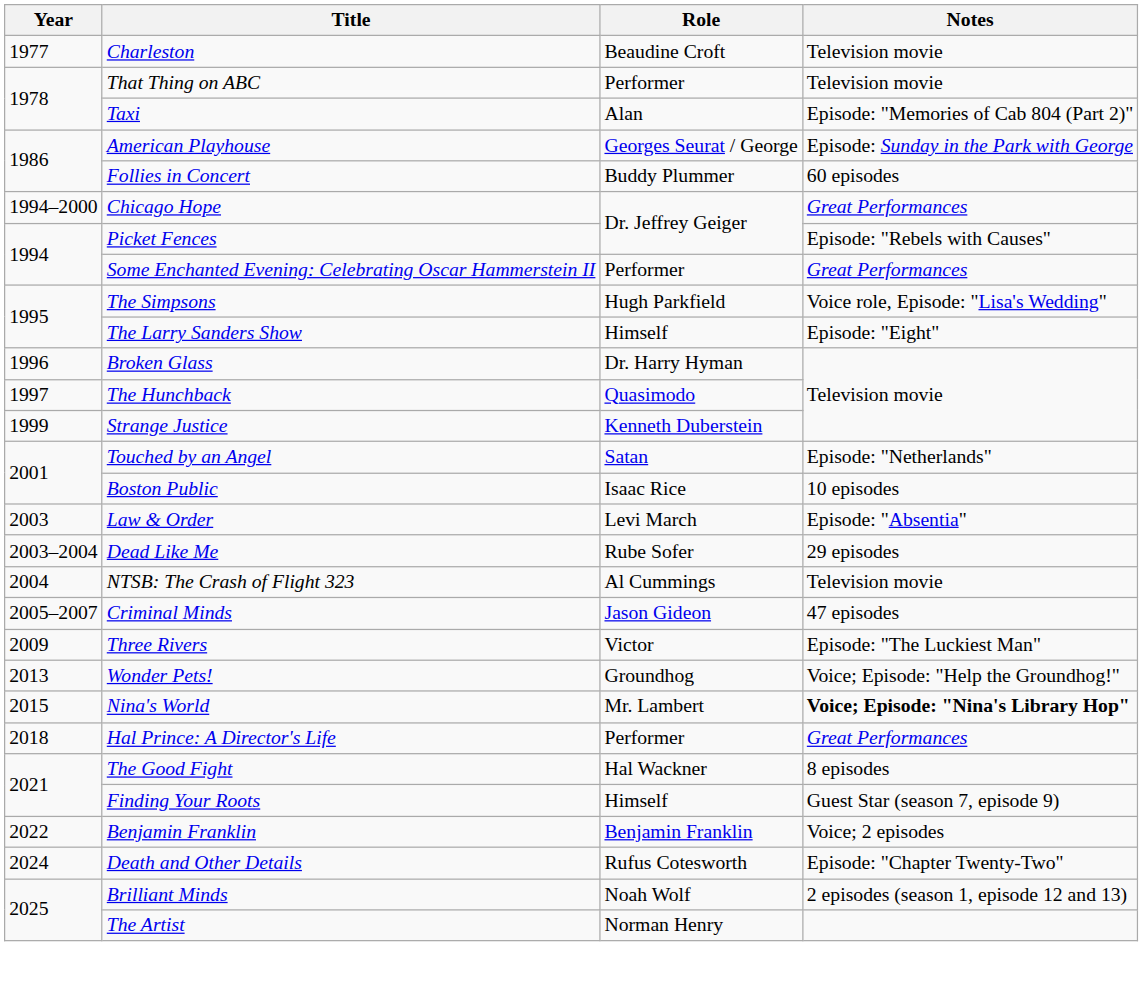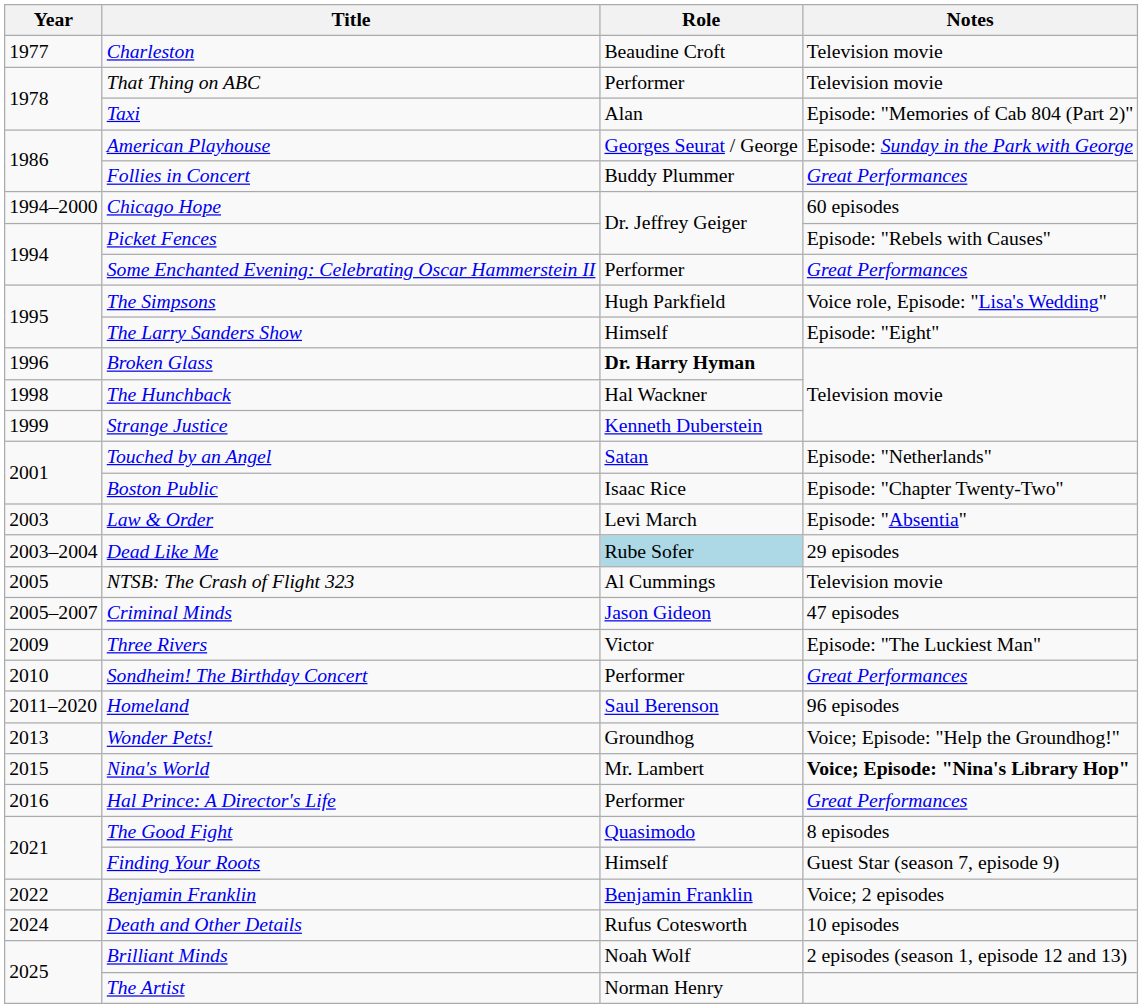(853, 176) 60 episodes -> (887, 176) Great Performances
(887, 207) Great Performances -> (853, 207) 60 episodes
(674, 363) normal -> (680, 363) bold
(29, 394) 1997 -> (29, 394) 1998
(650, 394) Quasimodo -> (656, 394) Hal Wackner
(853, 488) 10 episodes -> (935, 488) Episode: "Chapter Twenty-Two"
(649, 550) no background -> (649, 550) lightblue background
(29, 581) 2004 -> (29, 581) 2005
+ row: (237, 675)
+ row: (148, 706)
(29, 737) 2018 -> (29, 800) 2016
(656, 769) Hal Wackner -> (650, 831) Quasimodo
(935, 862) Episode: "Chapter Twenty-Two" -> (853, 925) 10 episodes
